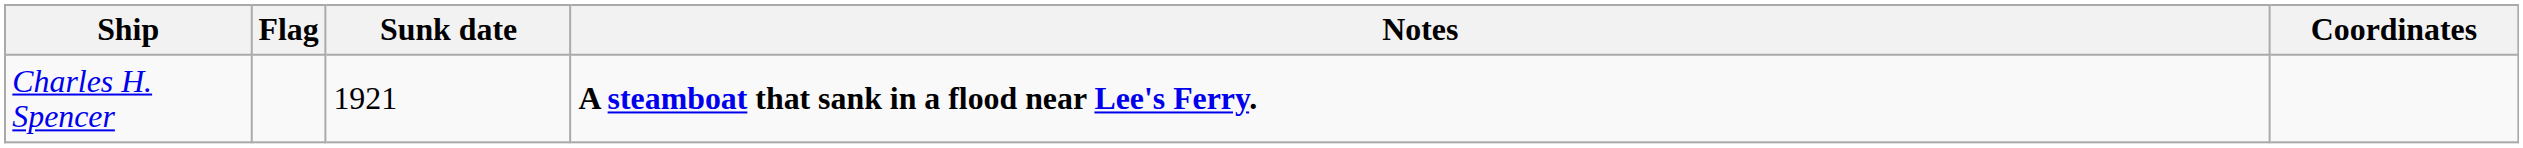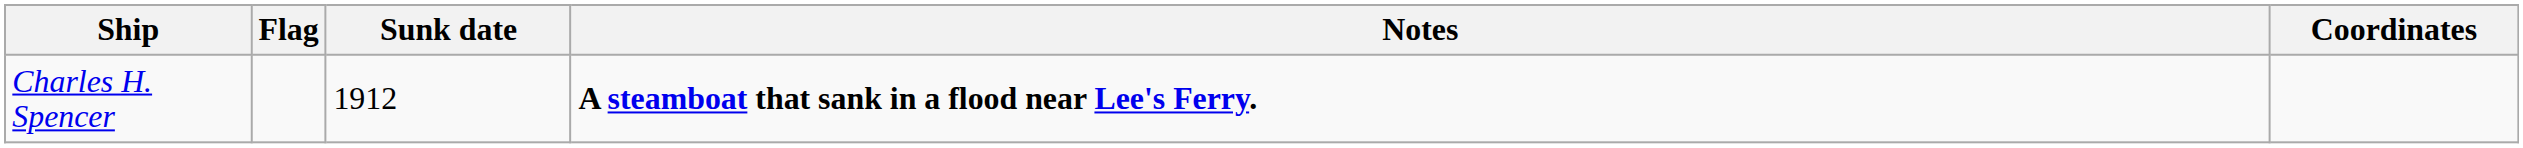(365, 98) 1921 -> (365, 98) 1912
